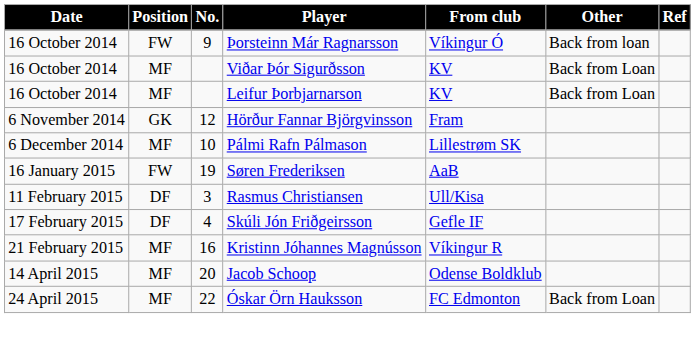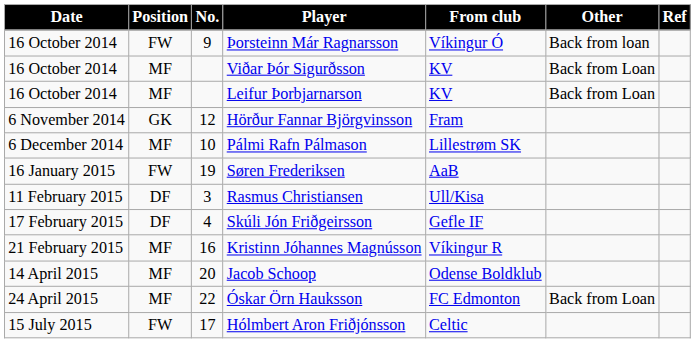+ row: (316, 324)
